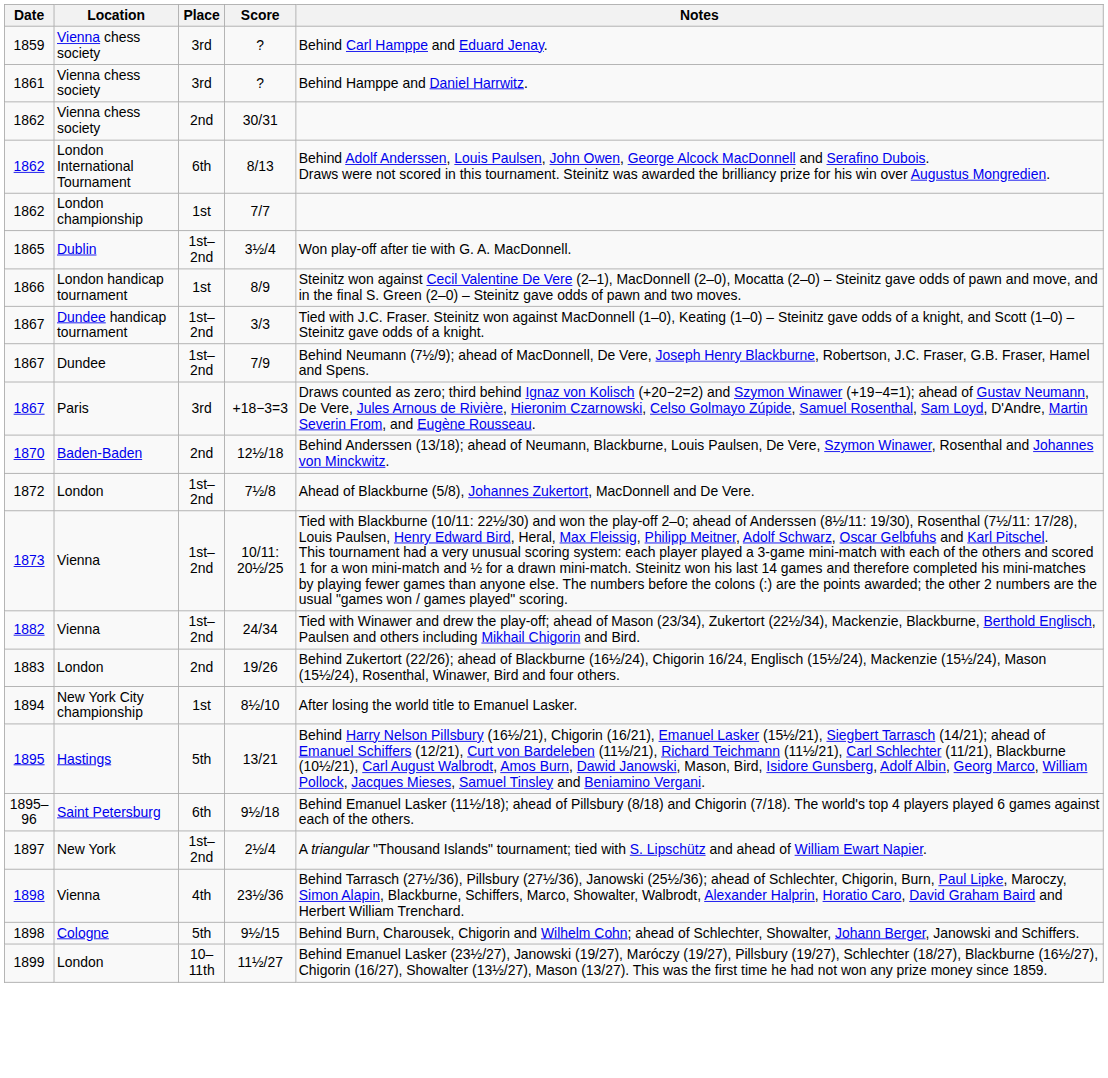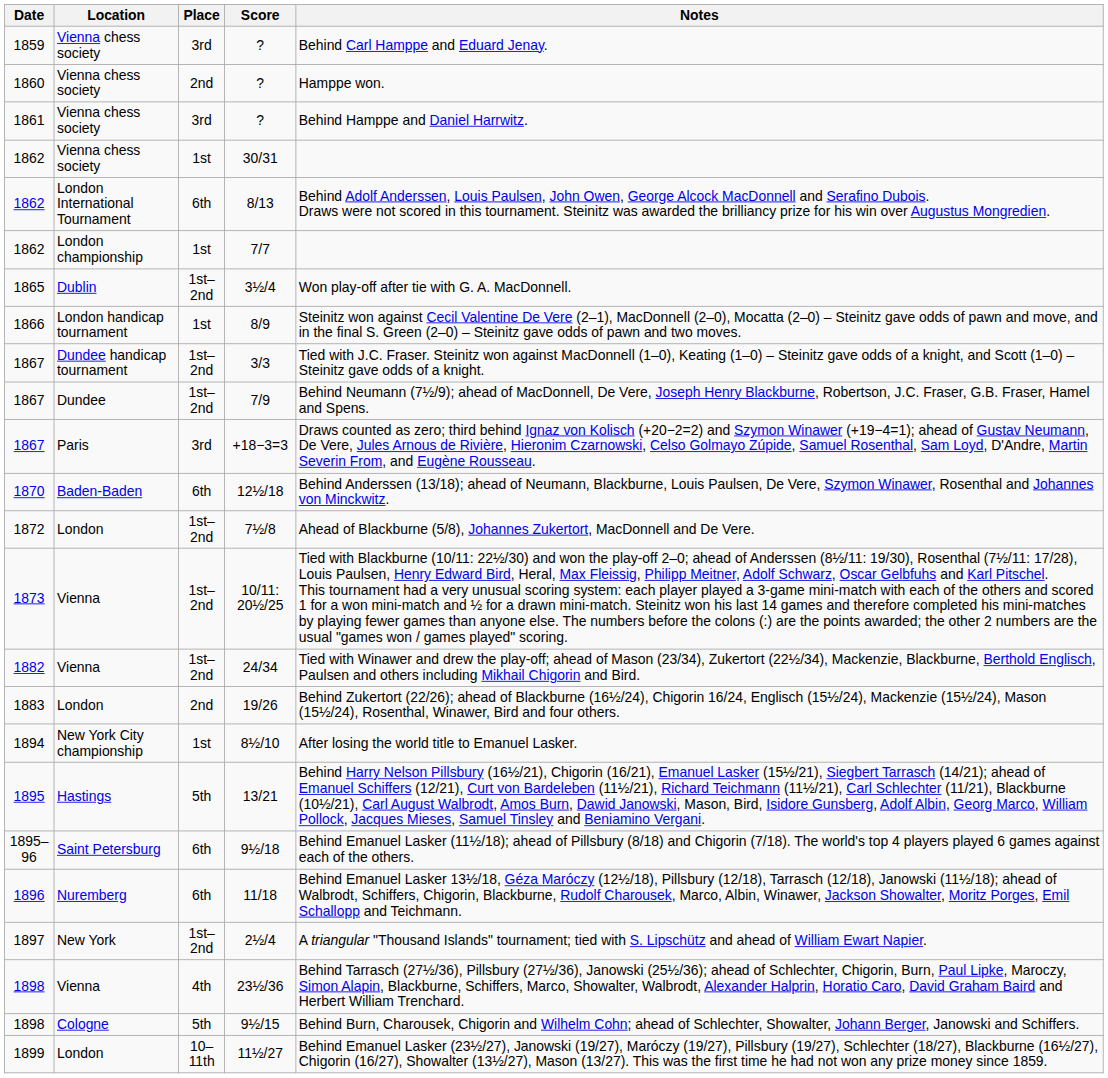+ row: (29, 83)
(202, 120) 2nd -> (202, 158) 1st
(202, 454) 2nd -> (202, 491) 6th
+ row: (29, 895)
